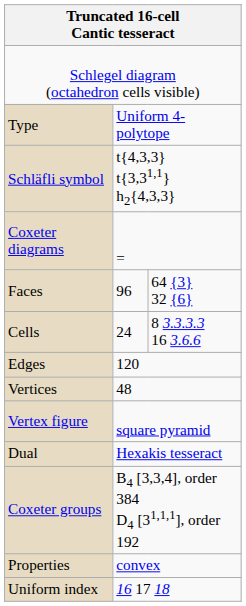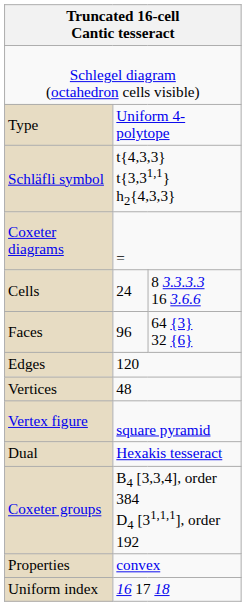rows swapped: (24, 331) <-> (25, 290)
